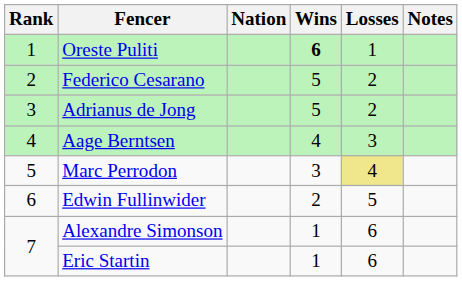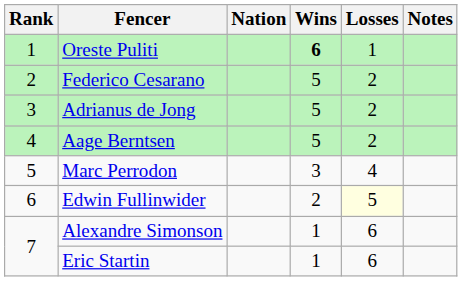(316, 140) 4 -> (316, 140) 5
(372, 140) 3 -> (372, 140) 2
(372, 170) khaki background -> (372, 170) no background
(372, 200) no background -> (372, 200) lightyellow background
